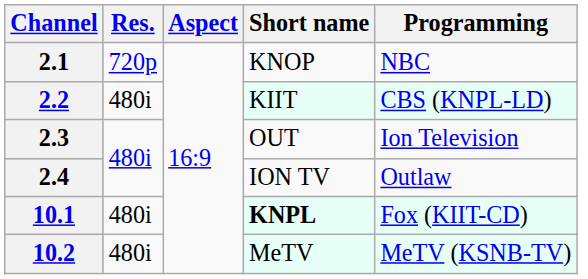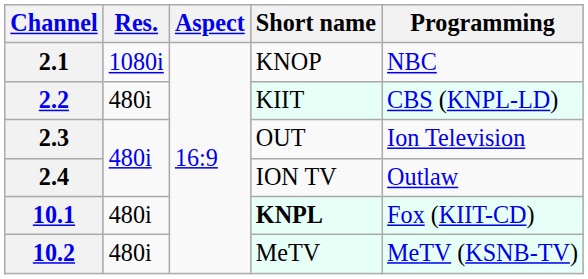(133, 61) 720p -> (136, 61) 1080i
